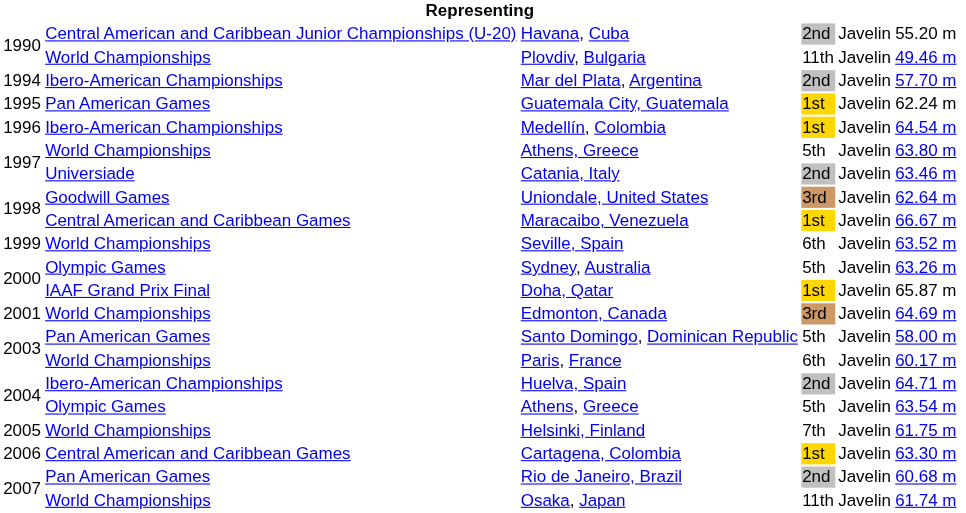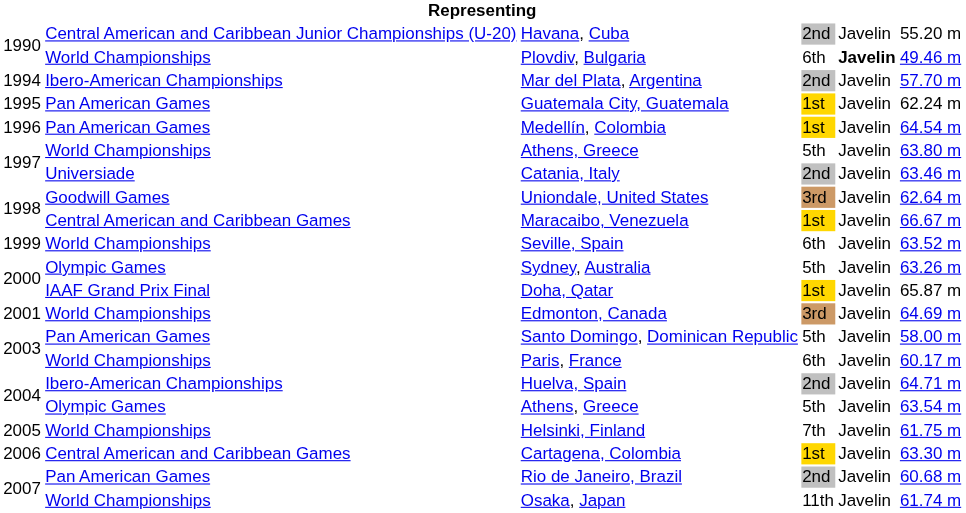(818, 57) 11th -> (814, 57) 6th
(865, 57) normal -> (867, 57) bold
(164, 127) Ibero-American Championships -> (128, 127) Pan American Games
